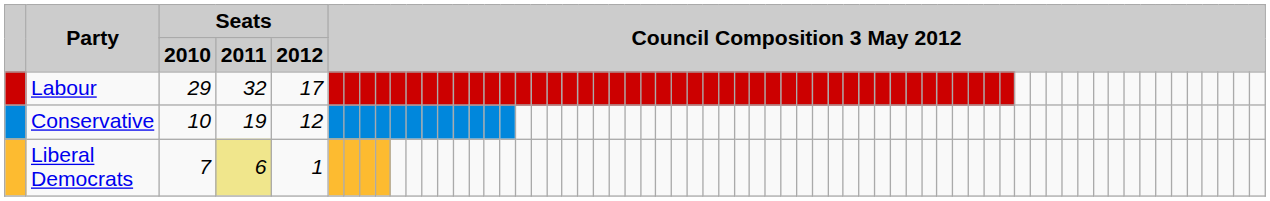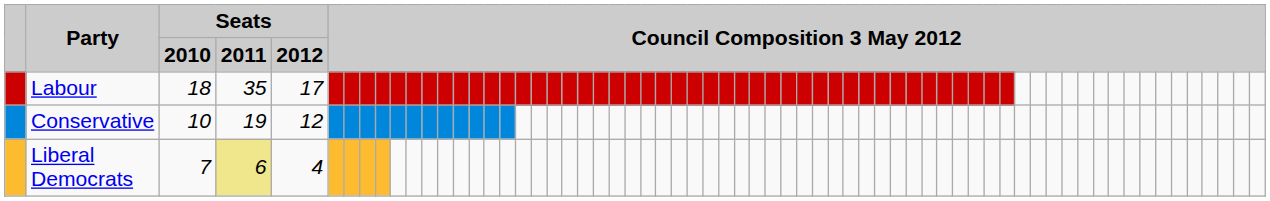(199, 88) 29 -> (199, 88) 18
(255, 88) 32 -> (255, 88) 35
(317, 167) 1 -> (317, 167) 4
